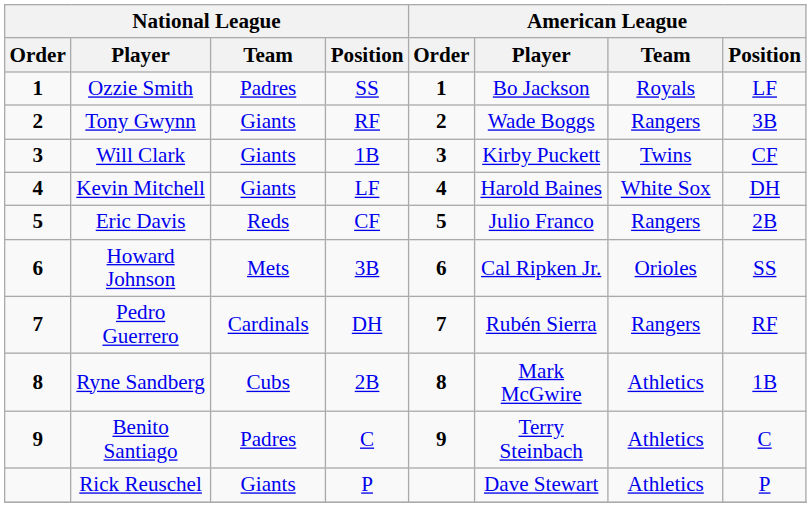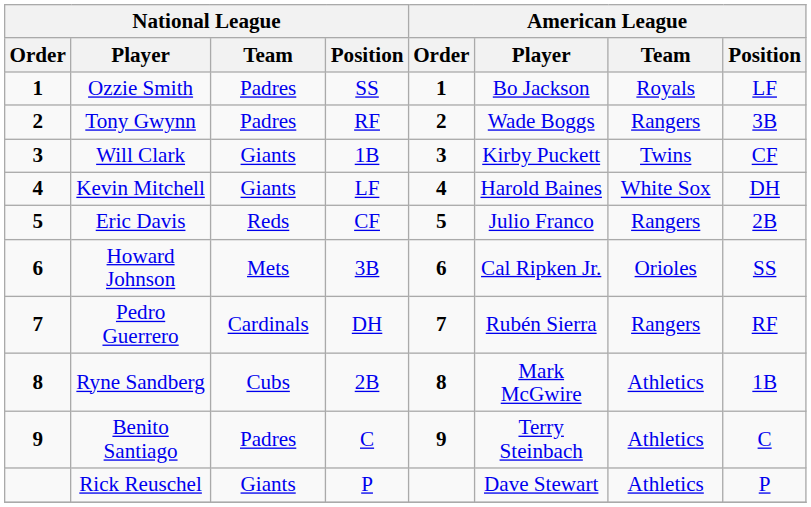(268, 121) Giants -> (268, 121) Padres
